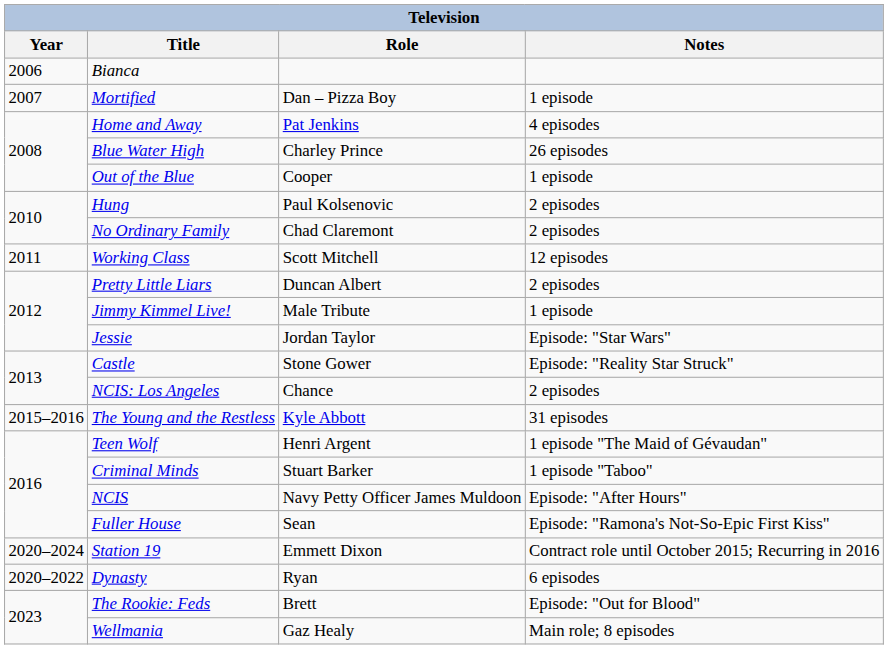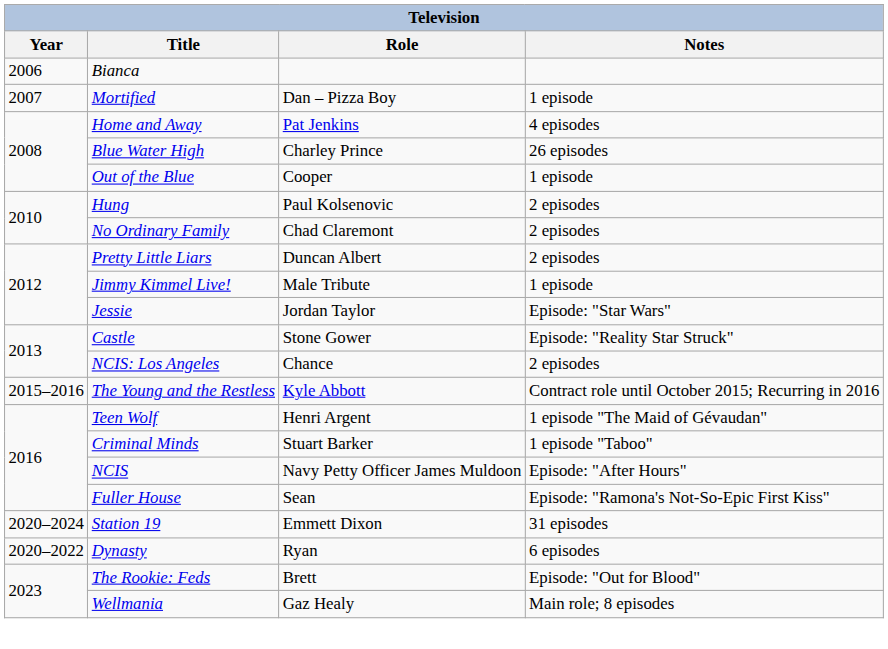- row: (141, 257)
(568, 417) 31 episodes -> (704, 390) Contract role until October 2015; Recurring in 2016
(704, 550) Contract role until October 2015; Recurring in 2016 -> (568, 524) 31 episodes
